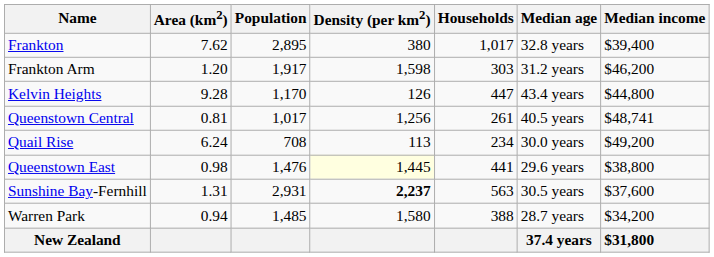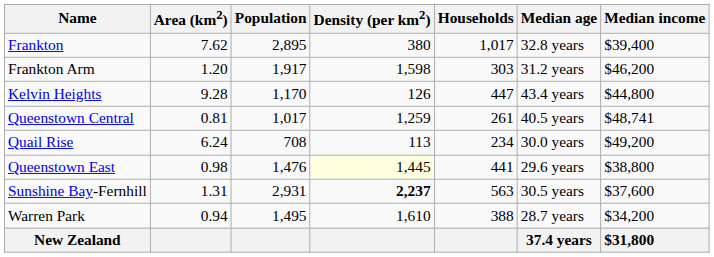(413, 118) 1,256 -> (413, 118) 1,259
(289, 215) 1,485 -> (289, 215) 1,495
(413, 215) 1,580 -> (413, 215) 1,610
